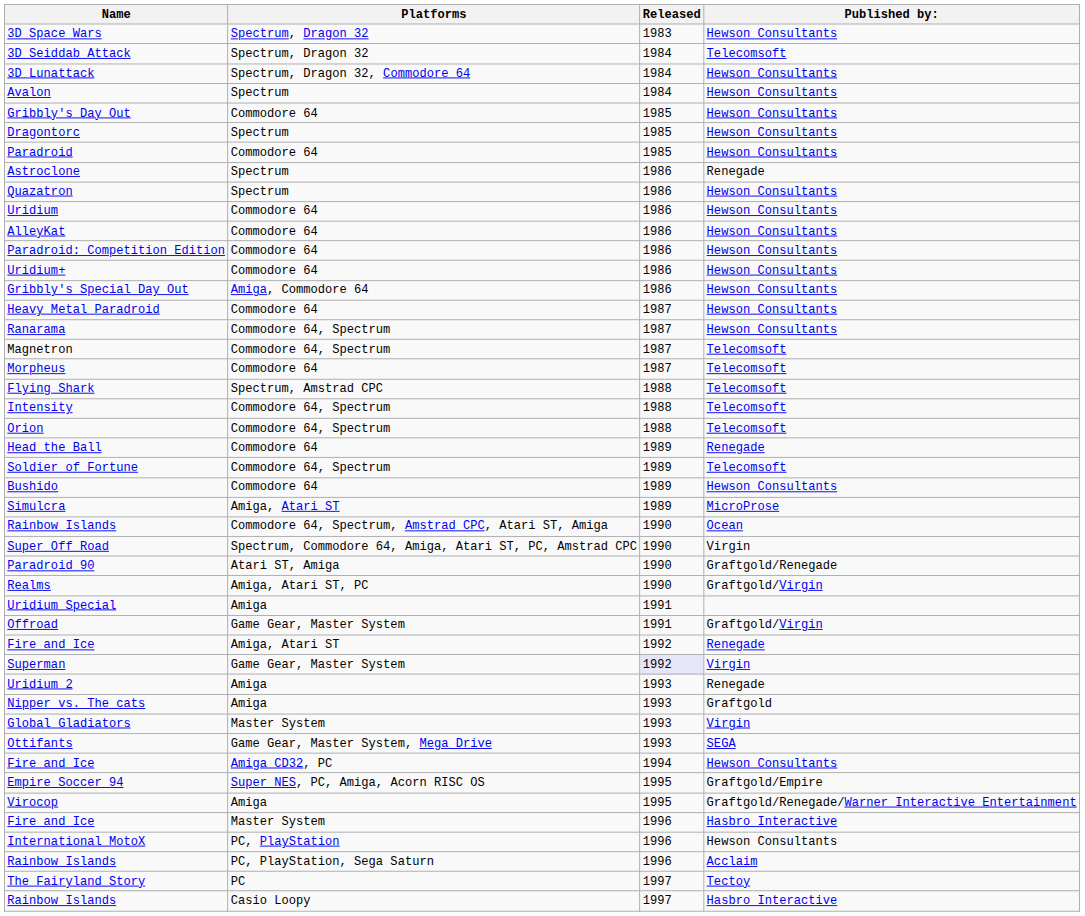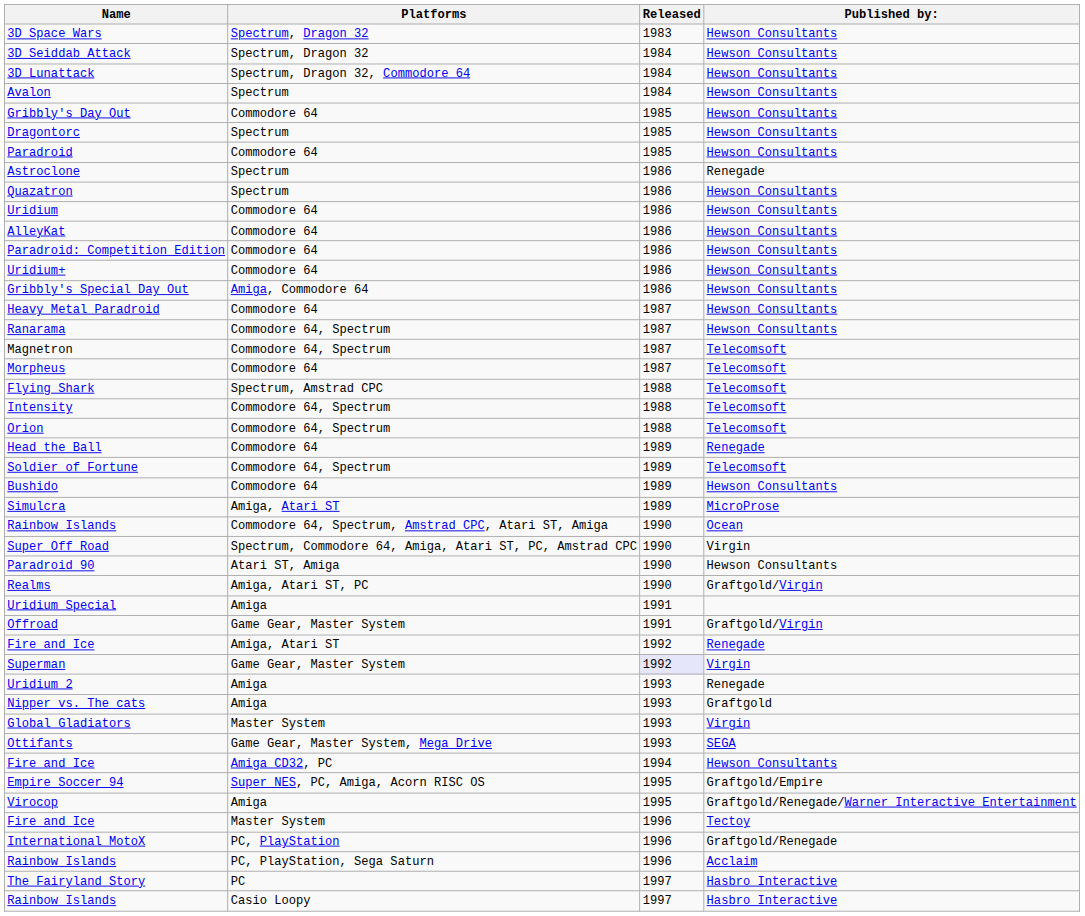(747, 54) Telecomsoft -> (772, 54) Hewson Consultants
(772, 566) Graftgold/Renegade -> (772, 566) Hewson Consultants
(772, 822) Hasbro Interactive -> (728, 822) Tectoy
(772, 842) Hewson Consultants -> (772, 842) Graftgold/Renegade
(728, 881) Tectoy -> (772, 881) Hasbro Interactive
